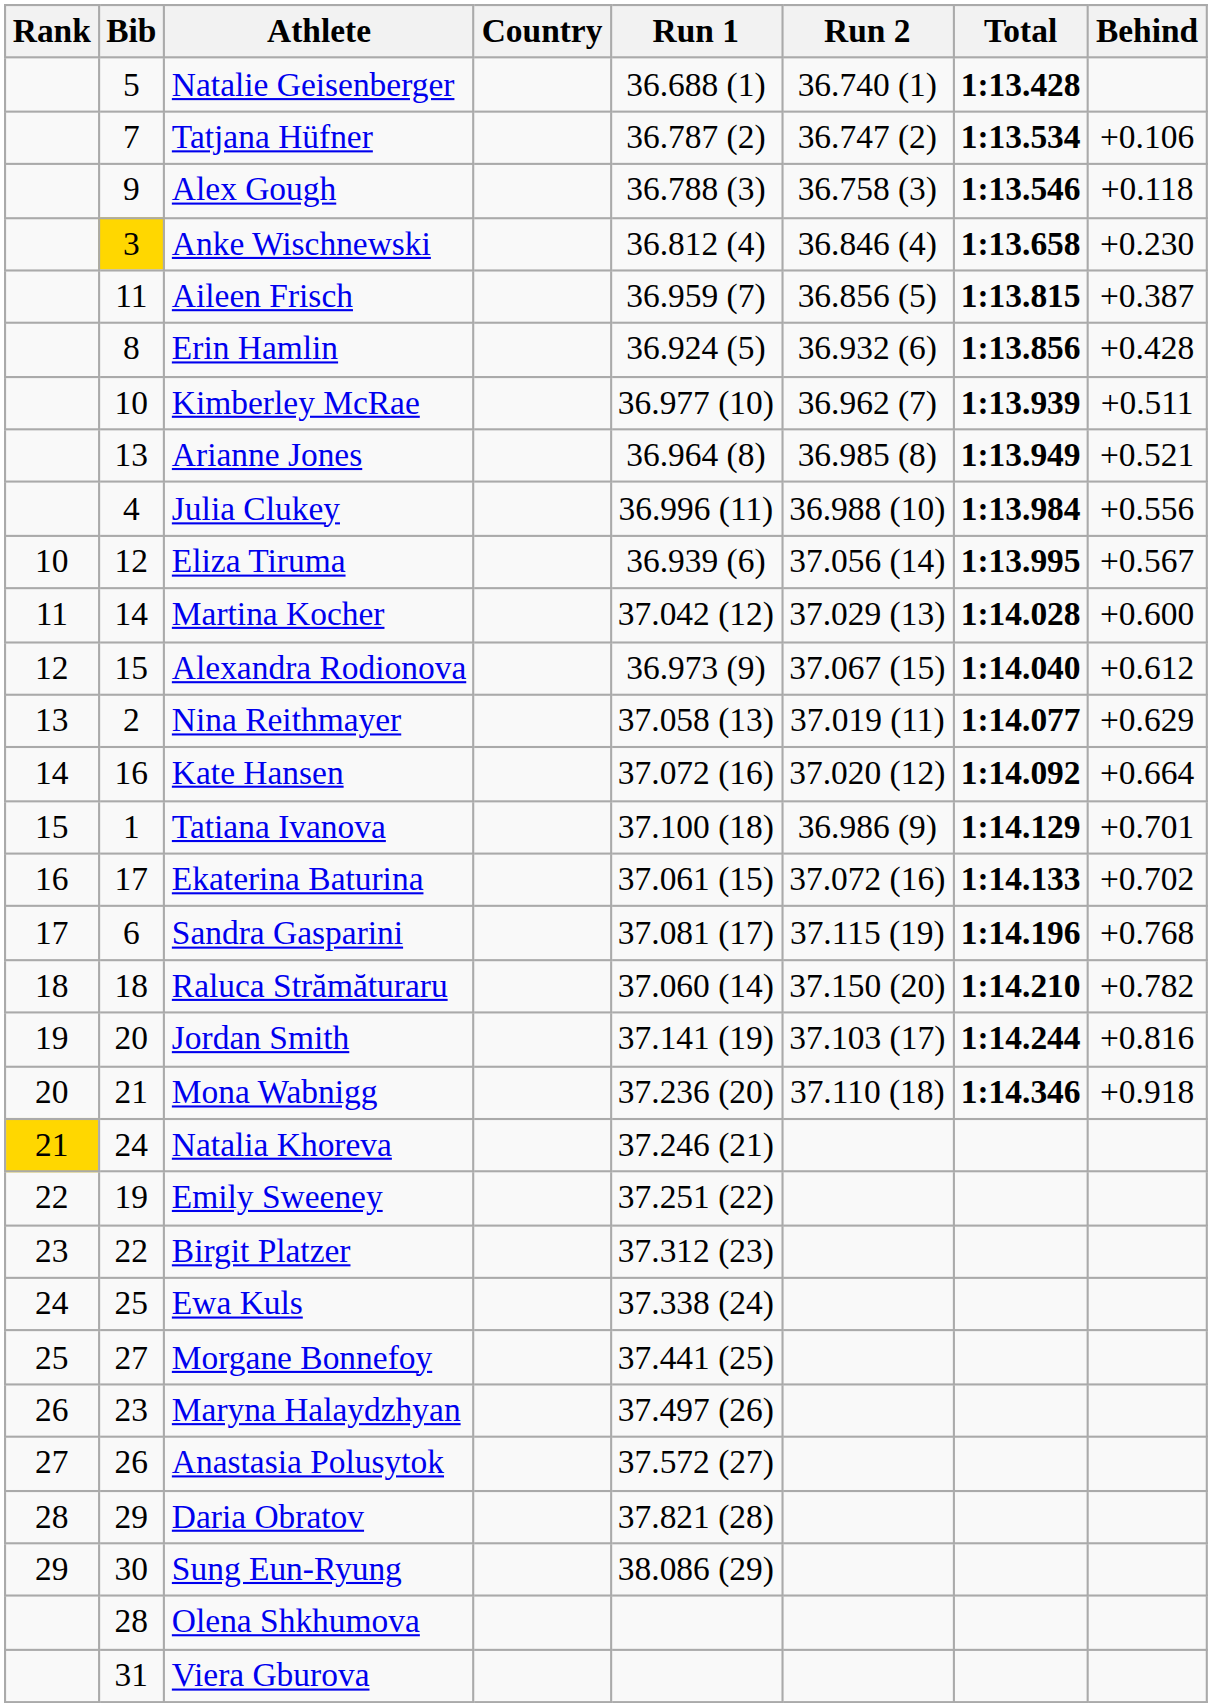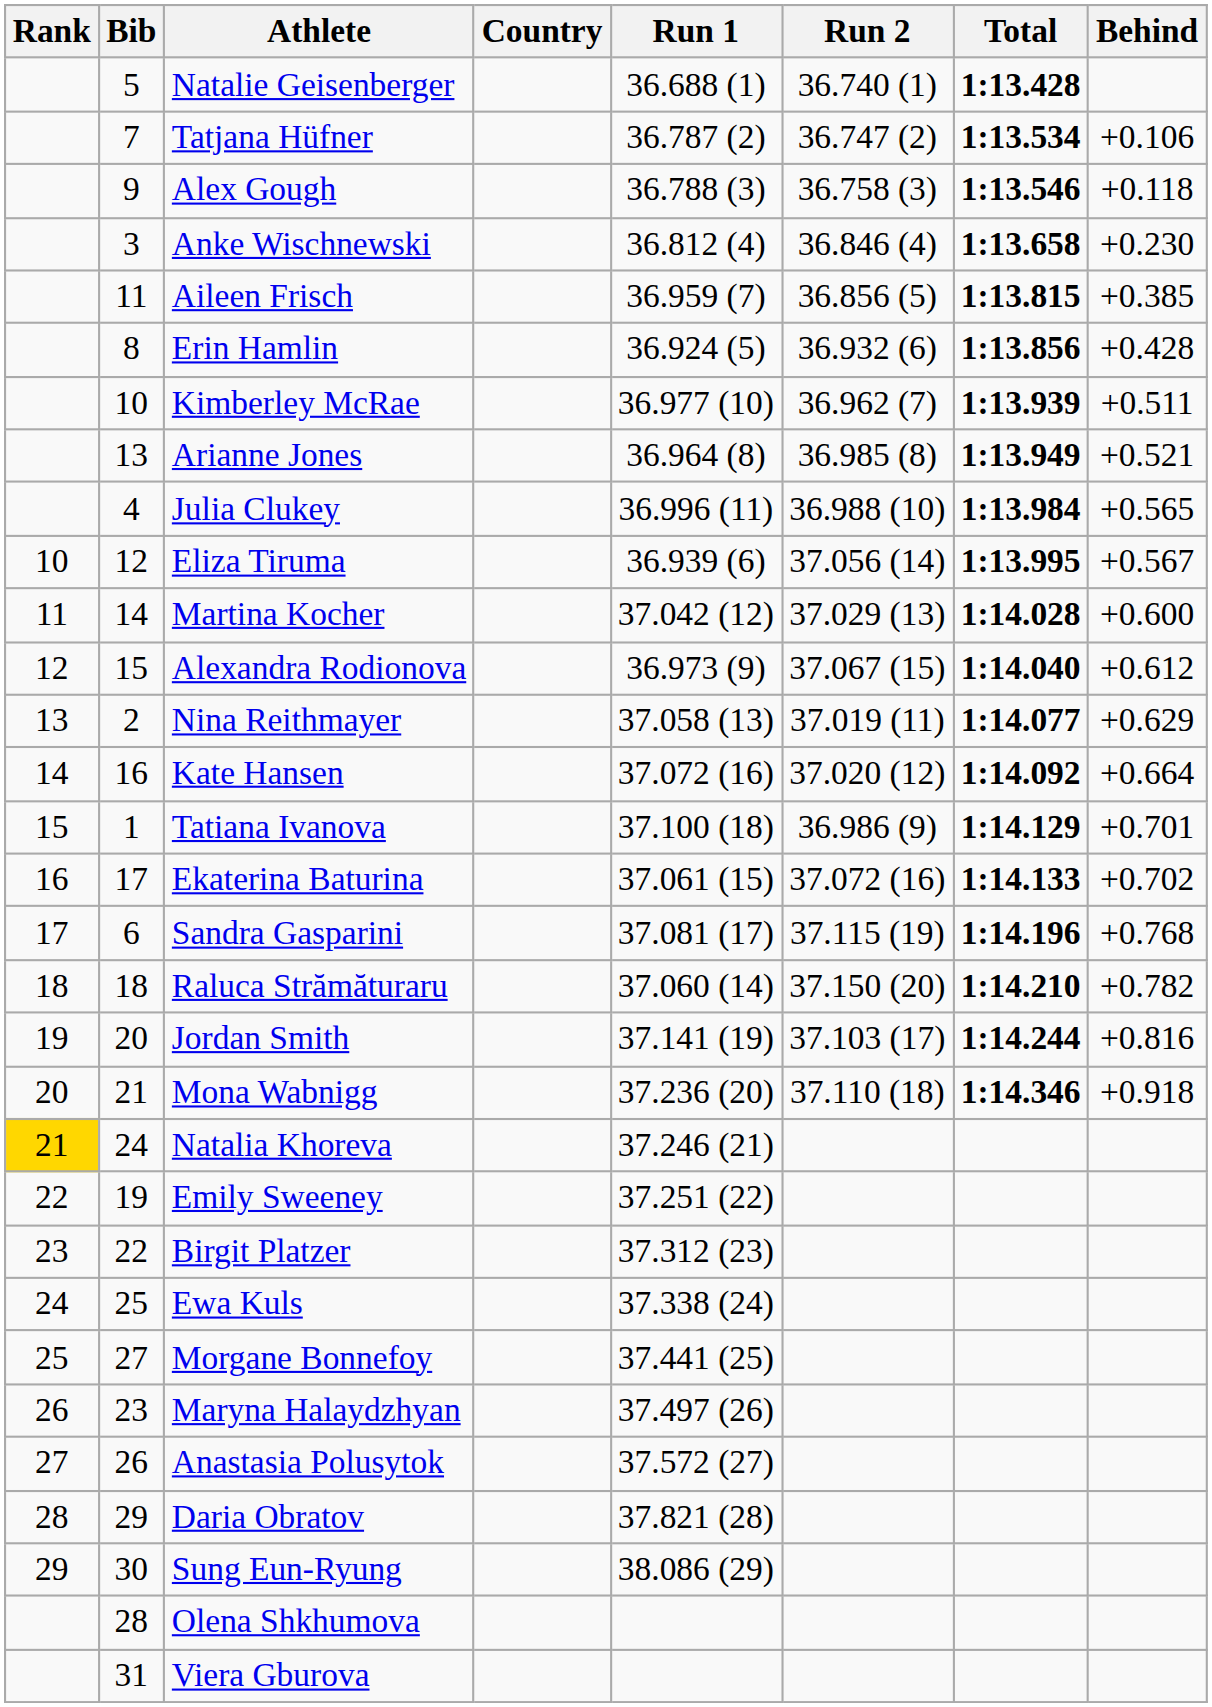(131, 243) gold background -> (131, 243) no background
(1147, 296) +0.387 -> (1147, 296) +0.385
(1147, 508) +0.556 -> (1147, 508) +0.565
